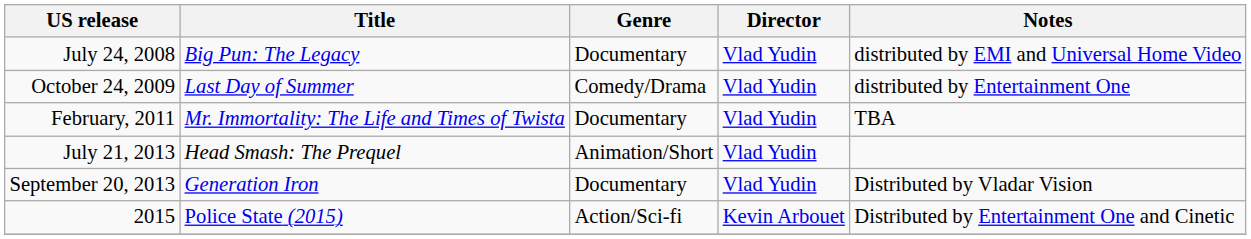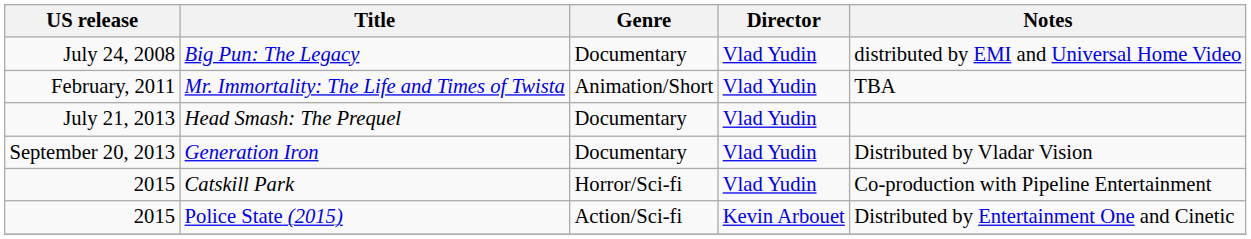- row: (269, 86)
(631, 119) Documentary -> (644, 86) Animation/Short
(644, 151) Animation/Short -> (631, 119) Documentary
+ row: (239, 184)
